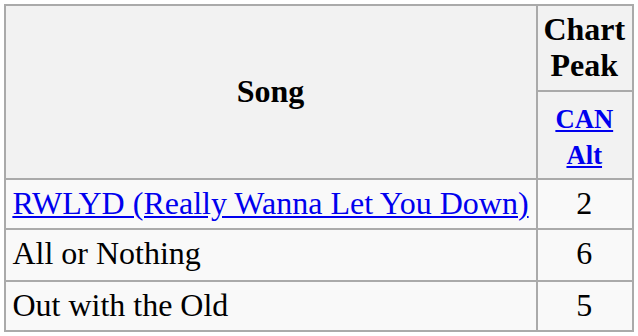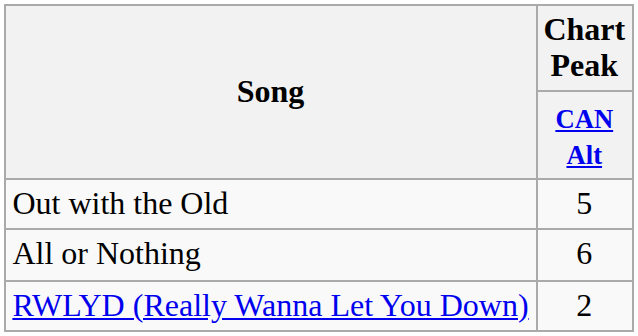rows swapped: (270, 203) <-> (120, 304)
